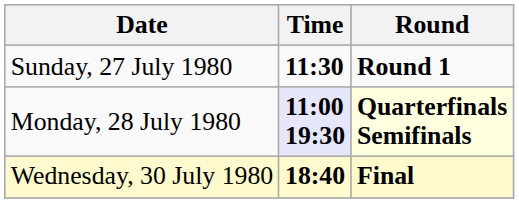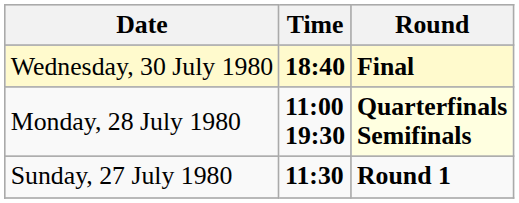rows swapped: (122, 65) <-> (142, 176)
(315, 121) lavender background -> (315, 121) no background
